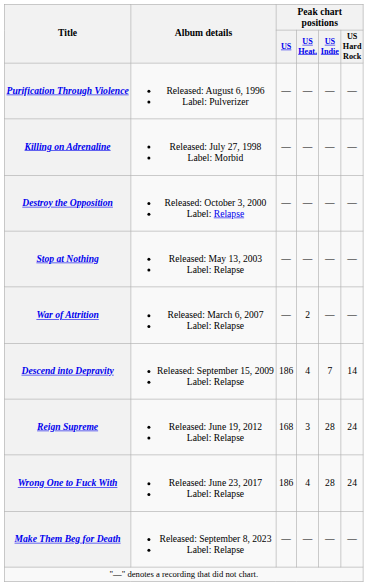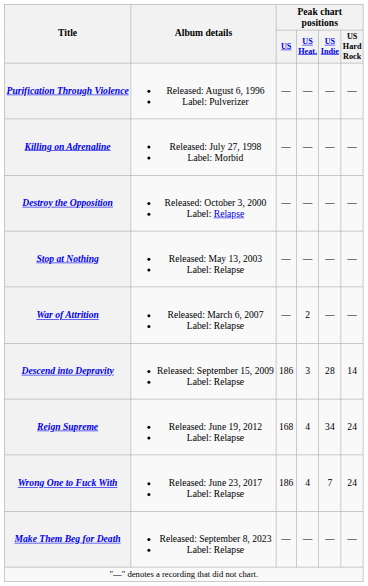(308, 371) 4 -> (308, 371) 3
(330, 371) 7 -> (330, 371) 28
(308, 427) 3 -> (308, 427) 4
(330, 427) 28 -> (330, 427) 34
(330, 483) 28 -> (330, 483) 7
